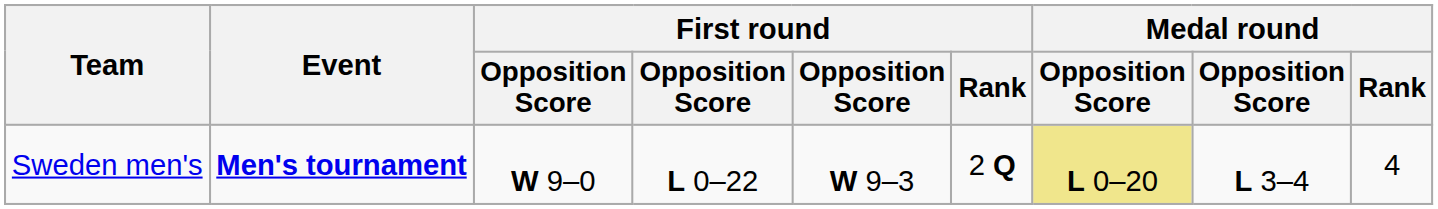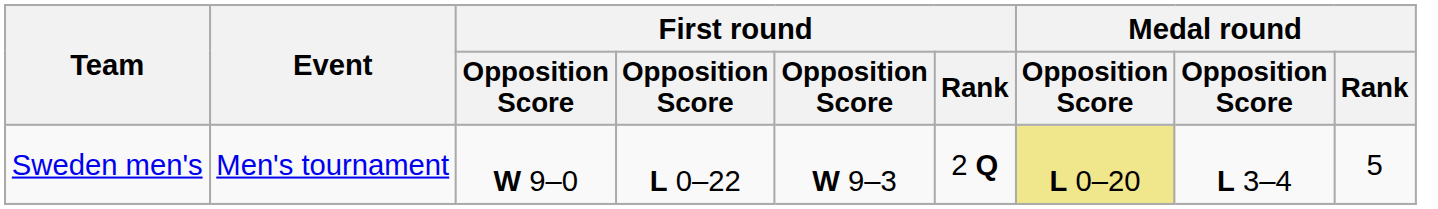(342, 165) bold -> (333, 165) normal
(1392, 165) 4 -> (1375, 165) 5
